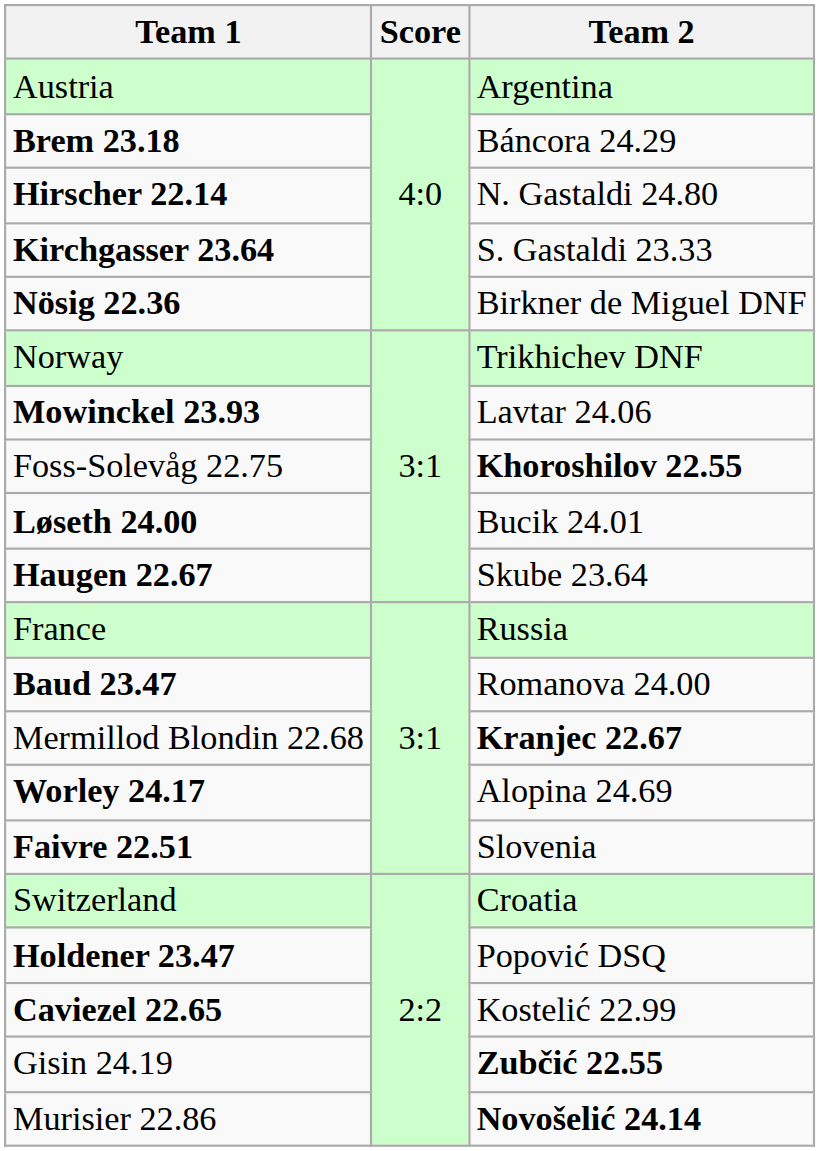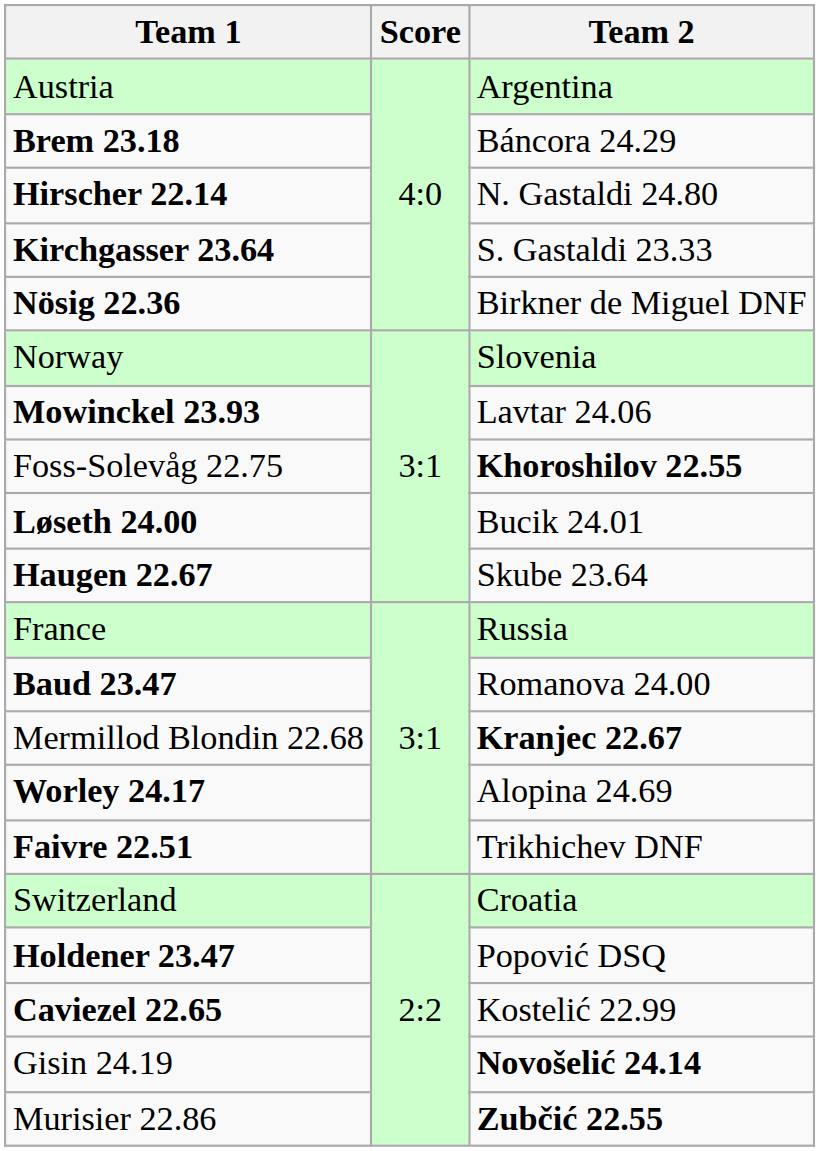(590, 357) Trikhichev DNF -> (537, 357) Slovenia
(537, 846) Slovenia -> (590, 846) Trikhichev DNF
(570, 1063) Zubčić 22.55 -> (589, 1063) Novošelić 24.14
(589, 1117) Novošelić 24.14 -> (570, 1117) Zubčić 22.55
